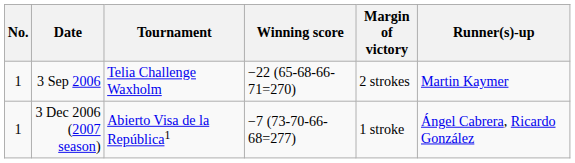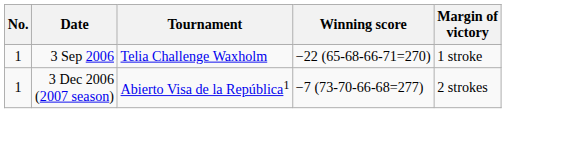- column: (494, 33)
(385, 81) 2 strokes -> (460, 56) 1 stroke
(382, 129) 1 stroke -> (463, 88) 2 strokes
